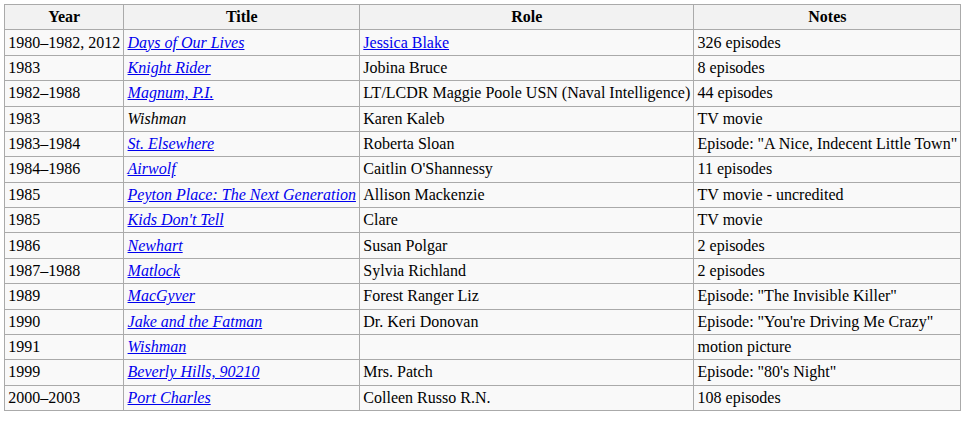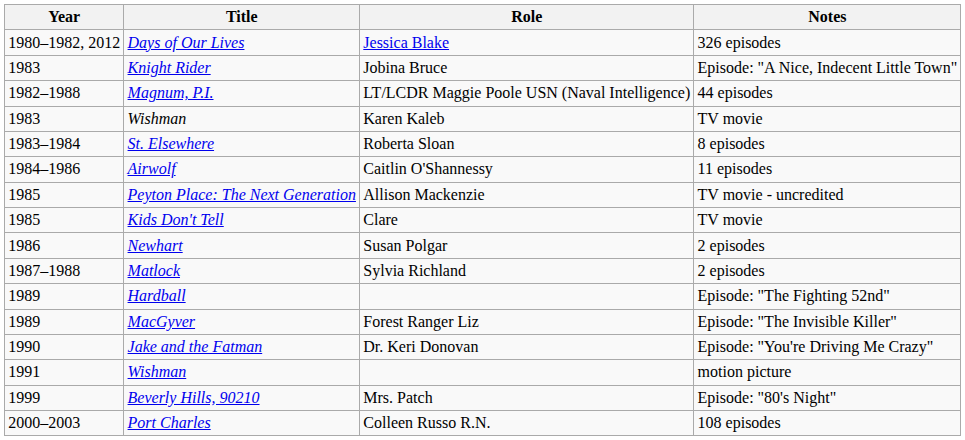(731, 67) 8 episodes -> (827, 67) Episode: "A Nice, Indecent Little Town"
(827, 144) Episode: "A Nice, Indecent Little Town" -> (731, 144) 8 episodes
+ row: (157, 296)
